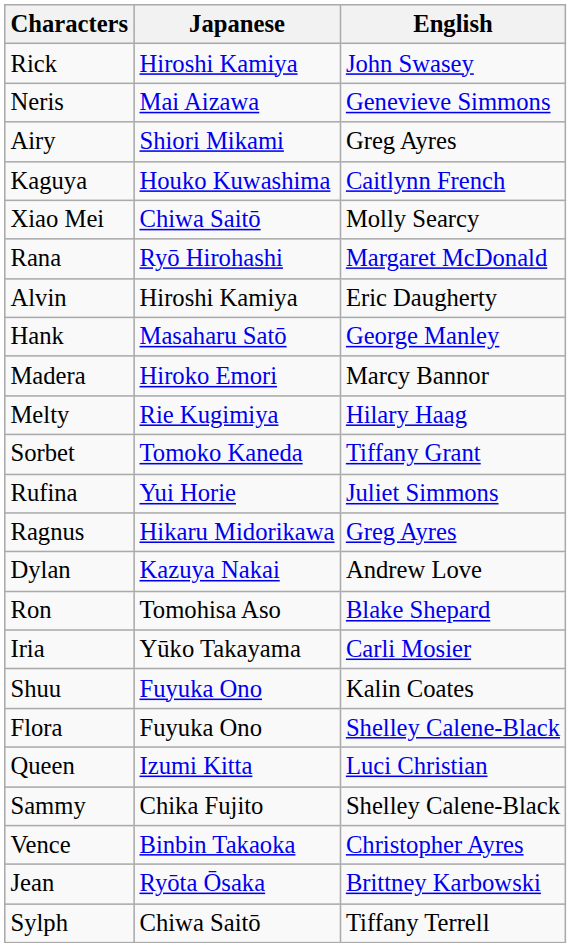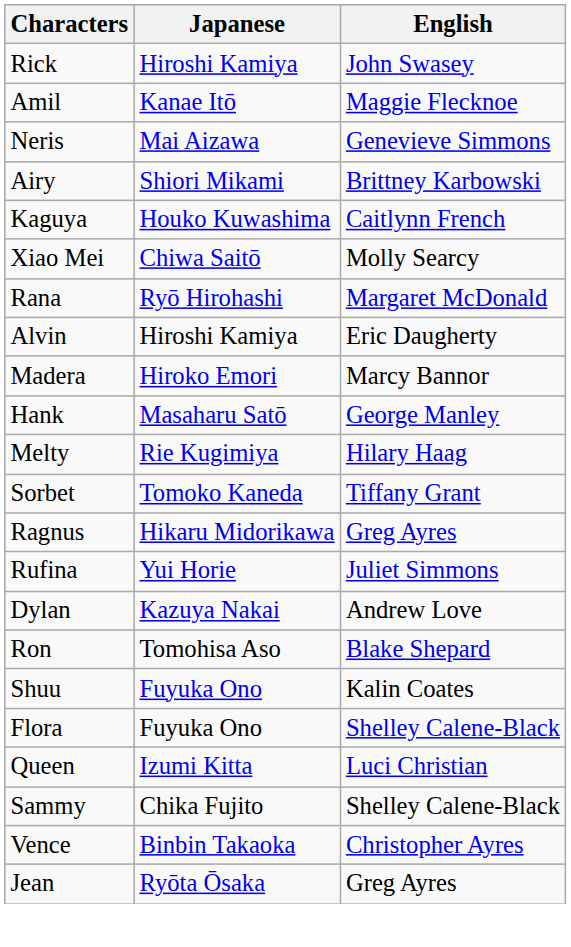+ row: (36, 102)
(401, 141) Greg Ayres -> (443, 180) Brittney Karbowski
rows swapped: (37, 336) <-> (48, 375)
rows swapped: (47, 532) <-> (44, 492)
- row: (28, 649)
(443, 883) Brittney Karbowski -> (401, 883) Greg Ayres
- row: (39, 922)
